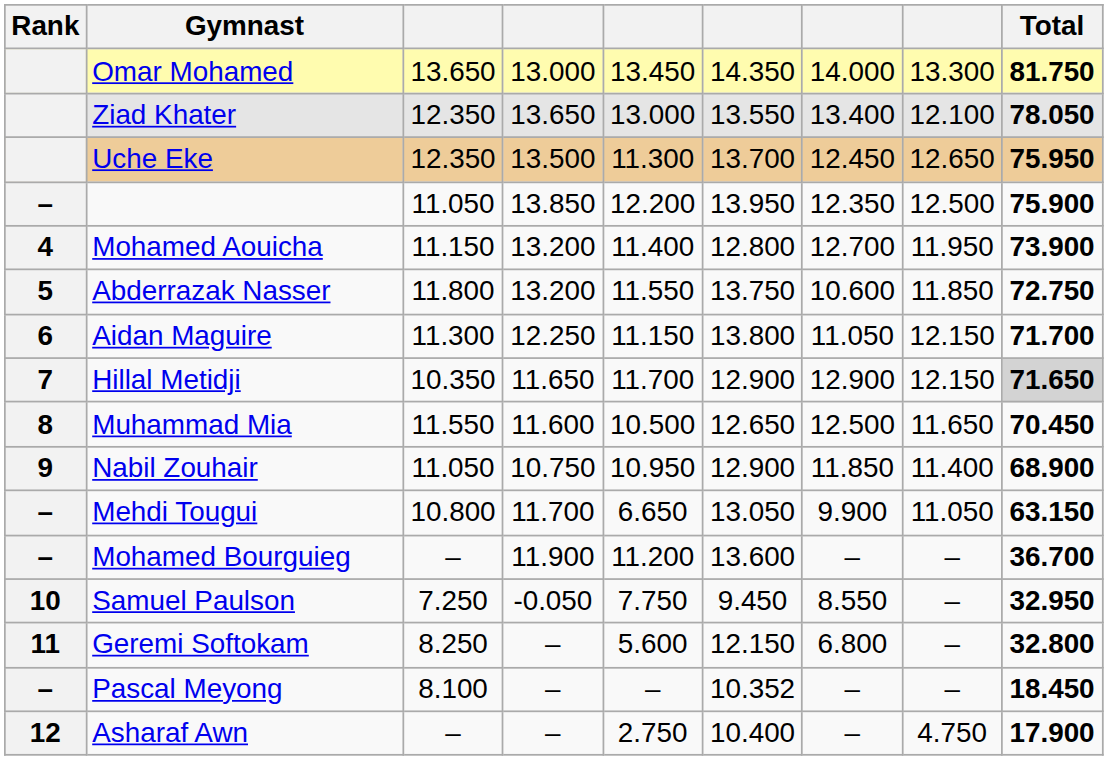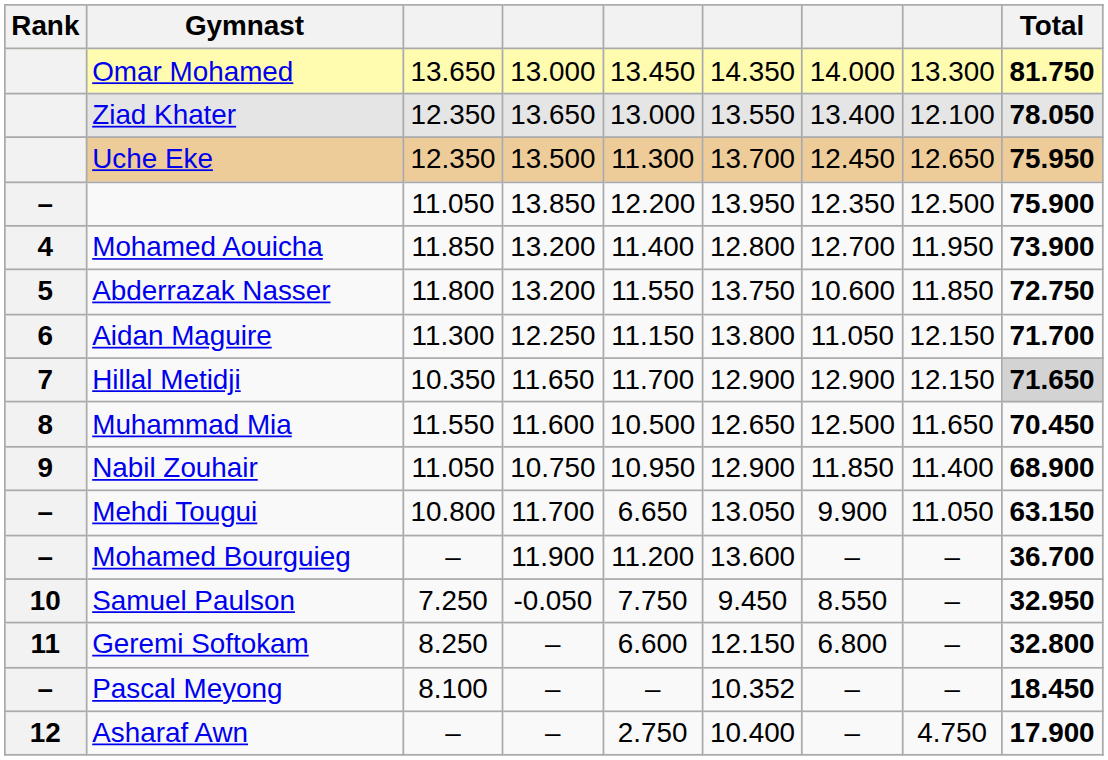(453, 247) 11.150 -> (453, 247) 11.850
(653, 644) 5.600 -> (653, 644) 6.600
